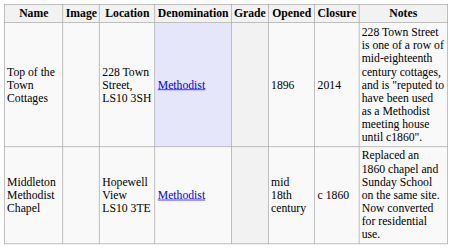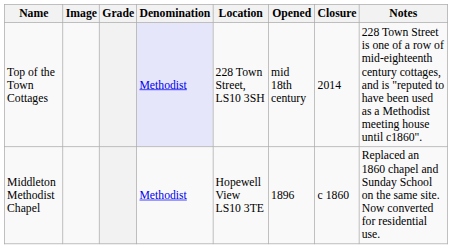columns swapped: (127, 13) <-> (250, 13)
(283, 84) 1896 -> (289, 84) mid 18th century
(289, 195) mid 18th century -> (283, 195) 1896
